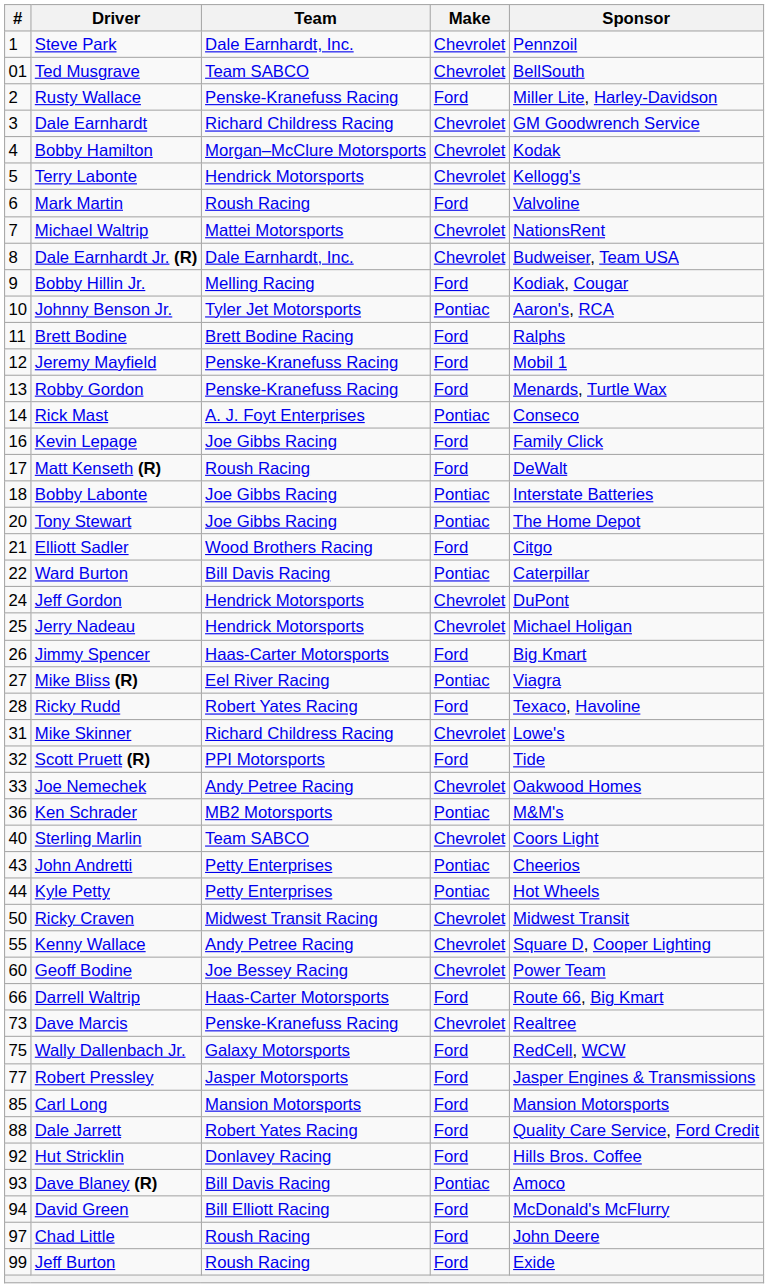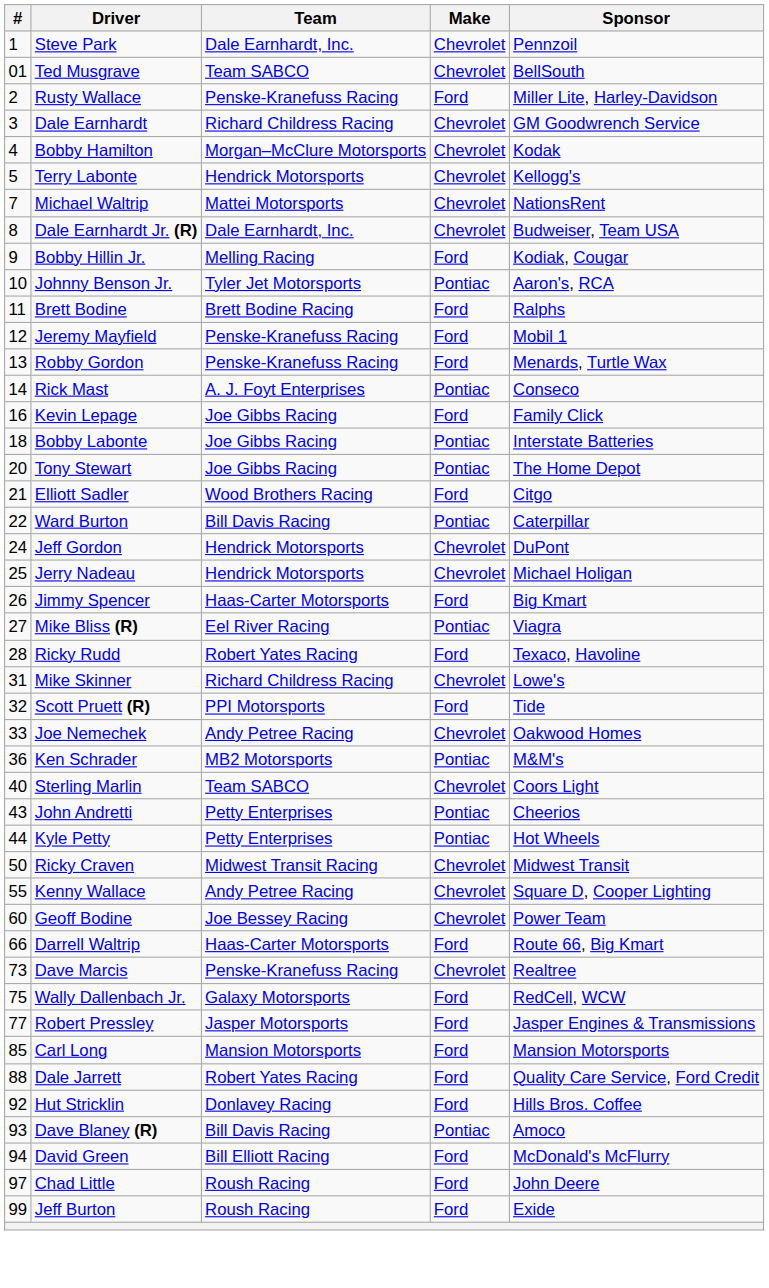- row: (79, 203)
- row: (98, 468)
